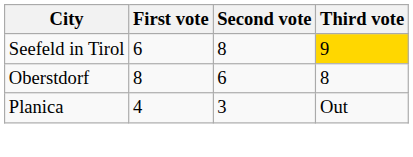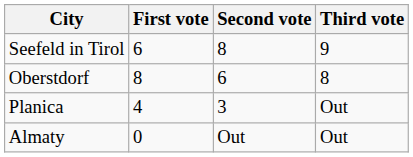(325, 48) gold background -> (325, 48) no background
+ row: (37, 136)
